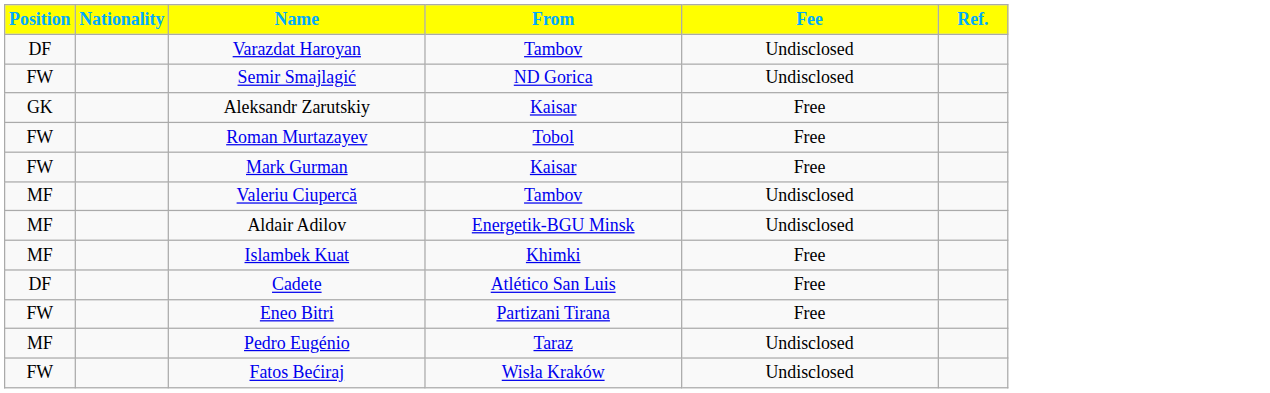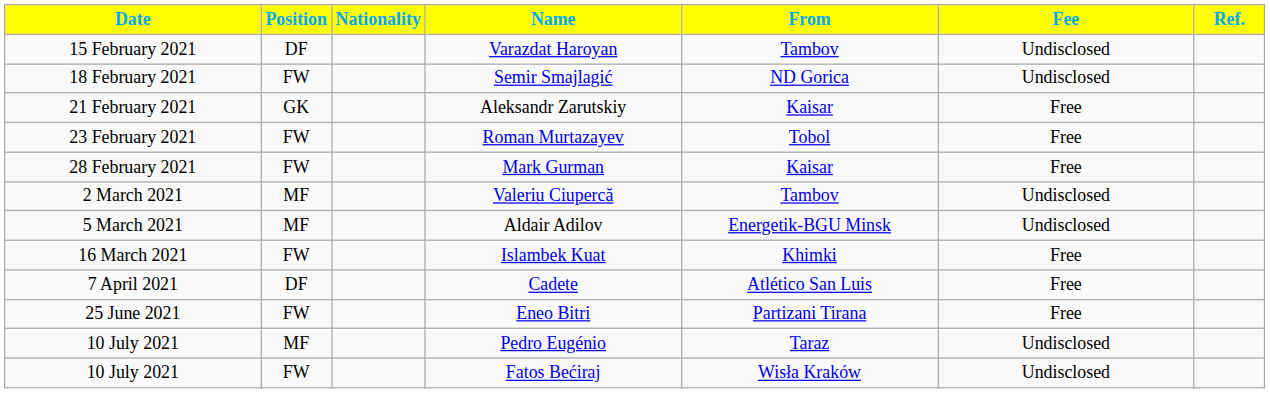+ column: (133, 19)
(40, 255) MF -> (296, 255) FW
